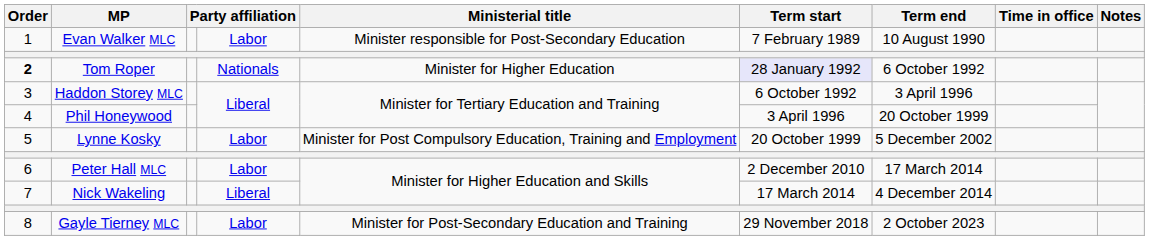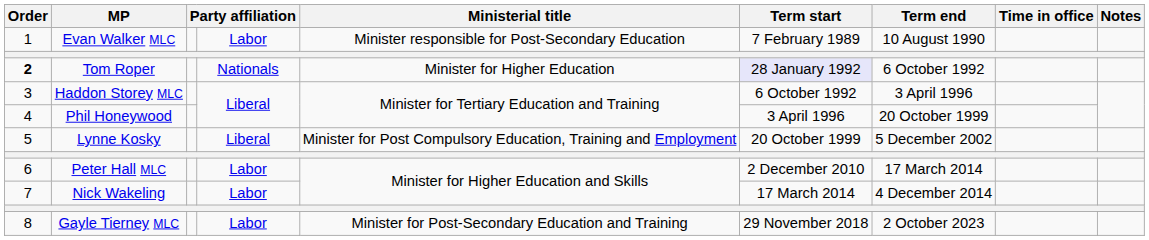(248, 139) Labor -> (248, 139) Liberal
(248, 193) Liberal -> (248, 193) Labor
